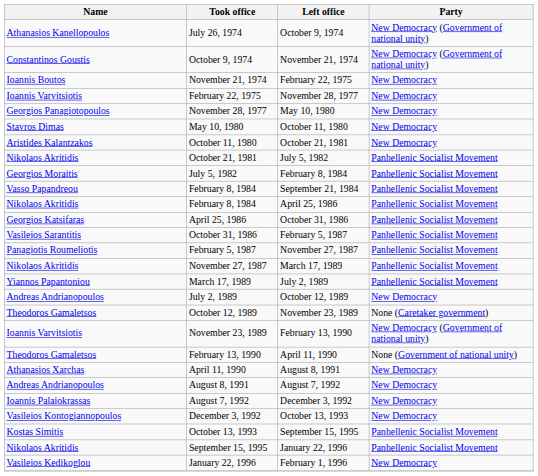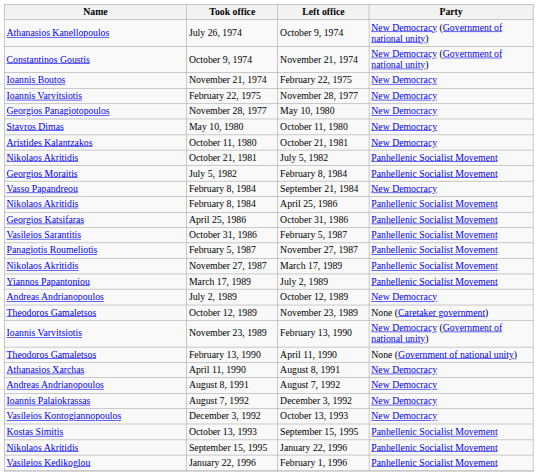(434, 188) Panhellenic Socialist Movement -> (404, 188) New Democracy
(404, 463) New Democracy -> (434, 463) Panhellenic Socialist Movement
